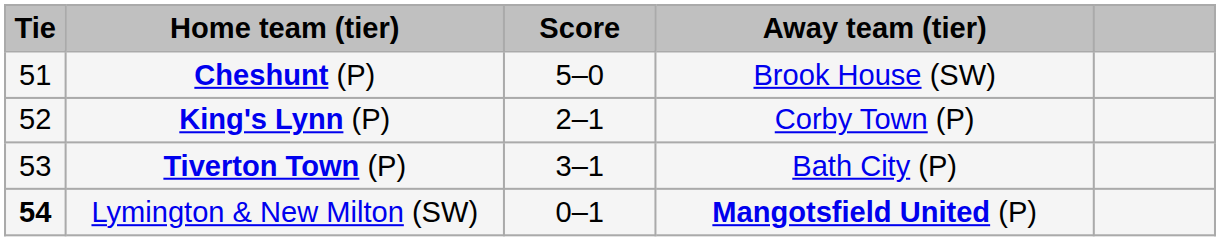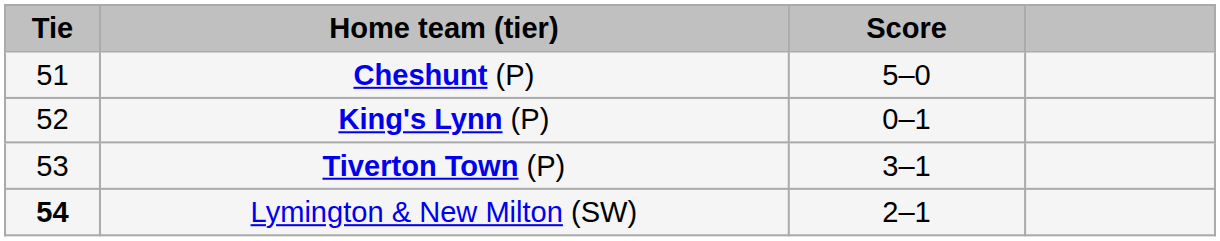- column: (875, 28)
(580, 120) 2–1 -> (907, 120) 0–1
(580, 212) 0–1 -> (907, 212) 2–1
